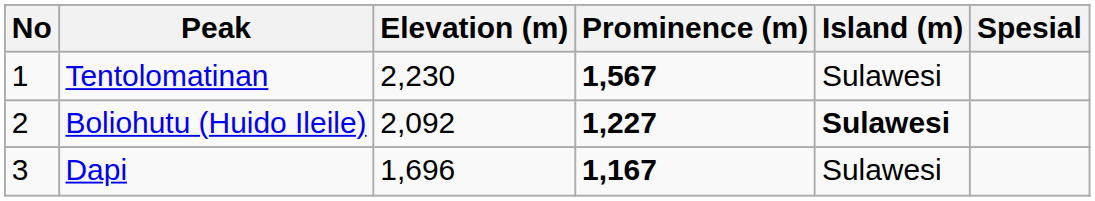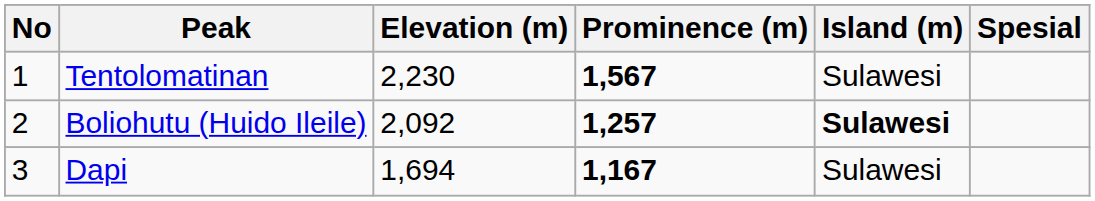(619, 123) 1,227 -> (619, 123) 1,257
(418, 170) 1,696 -> (418, 170) 1,694
